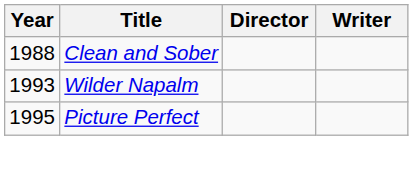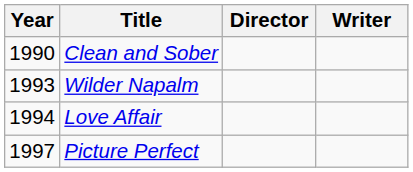(32, 53) 1988 -> (32, 53) 1990
+ row: (113, 118)
(32, 118) 1995 -> (32, 150) 1997
